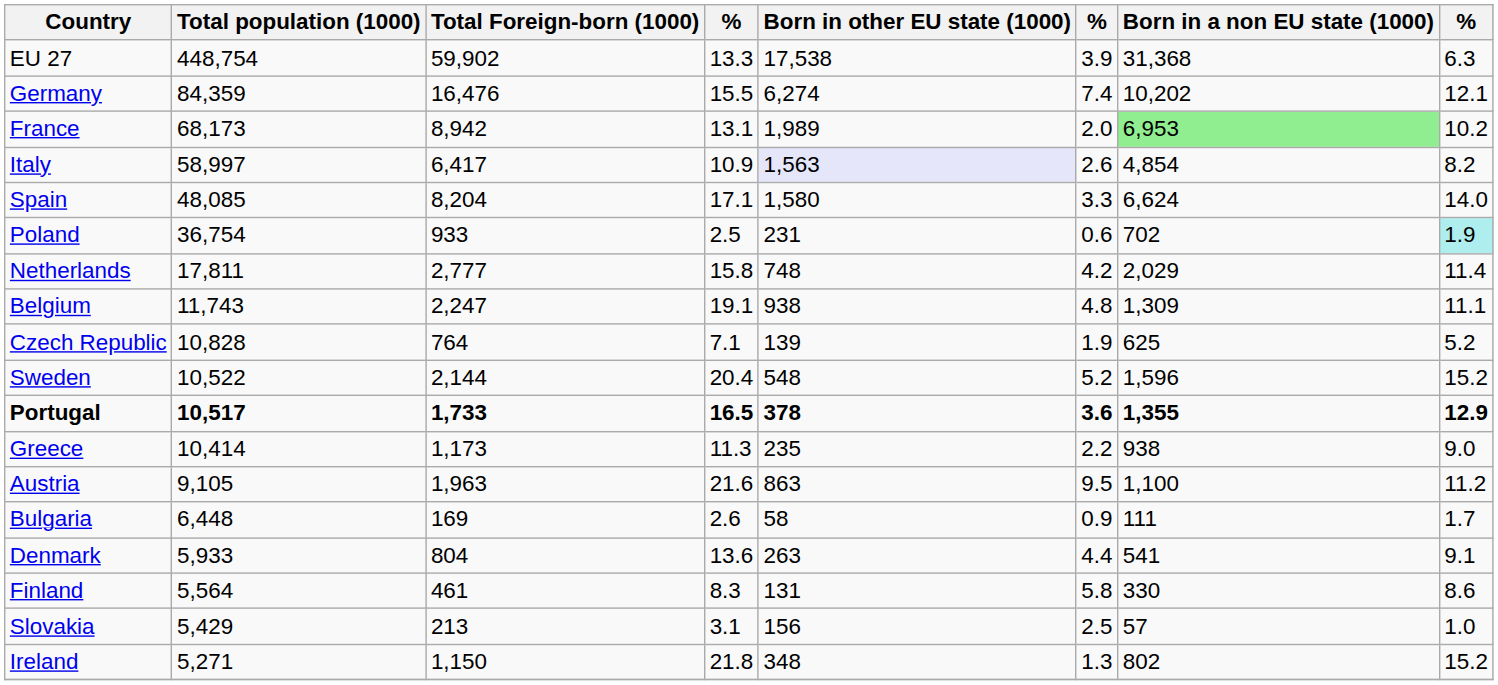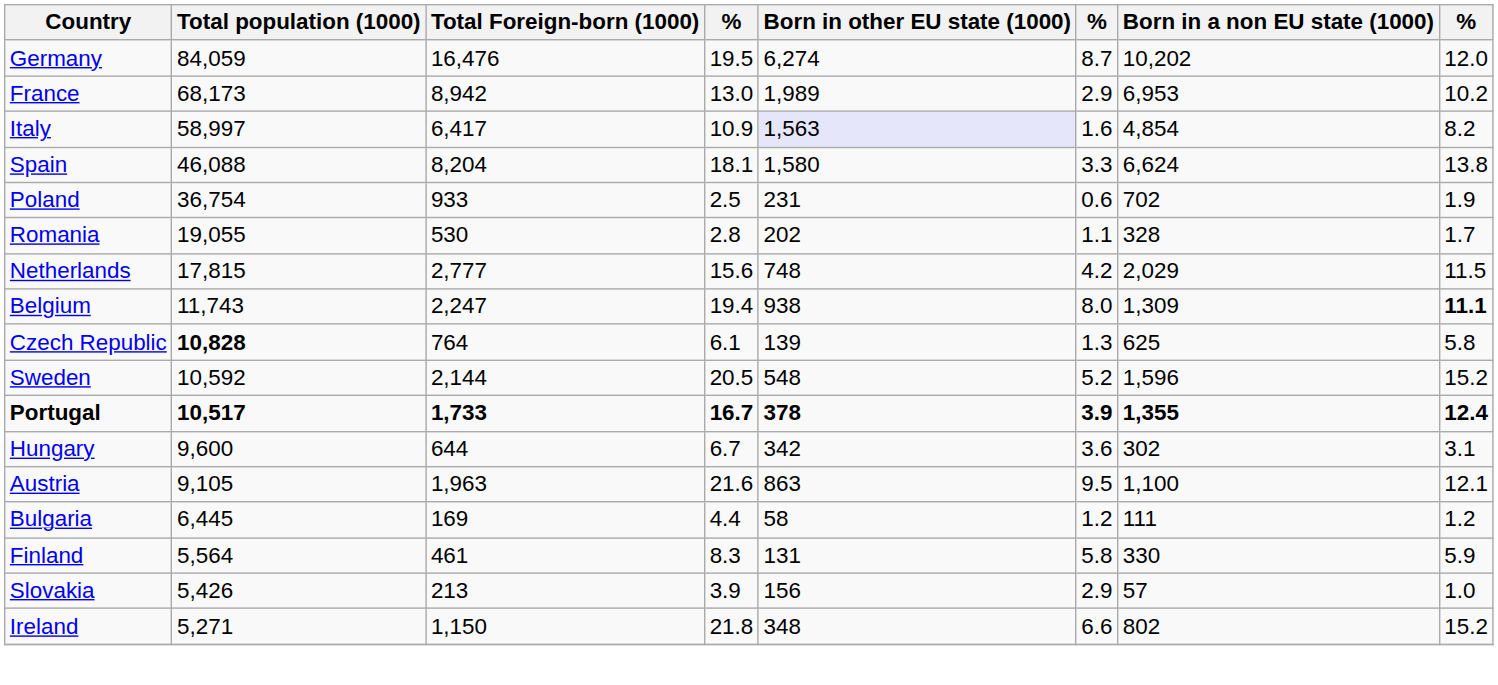- row: (41, 57)
(211, 93) 84,359 -> (211, 57) 84,059
(731, 93) 15.5 -> (731, 57) 19.5
(1097, 93) 7.4 -> (1097, 57) 8.7
(1466, 93) 12.1 -> (1466, 57) 12.0
(731, 128) 13.1 -> (731, 93) 13.0
(1097, 128) 2.0 -> (1097, 93) 2.9
(1151, 128) lightgreen background -> (1151, 93) no background
(1097, 164) 2.6 -> (1097, 128) 1.6
(211, 199) 48,085 -> (211, 164) 46,088
(731, 199) 17.1 -> (731, 164) 18.1
(1466, 199) 14.0 -> (1466, 164) 13.8
(1460, 235) paleturquoise background -> (1460, 199) no background
+ row: (55, 235)
(210, 270) 17,811 -> (211, 270) 17,815
(731, 270) 15.8 -> (731, 270) 15.6
(1465, 270) 11.4 -> (1465, 270) 11.5
(731, 306) 19.1 -> (731, 306) 19.4
(1097, 306) 4.8 -> (1097, 306) 8.0
(1465, 306) normal -> (1466, 306) bold
(211, 341) normal -> (211, 341) bold
(725, 341) 7.1 -> (725, 341) 6.1
(1097, 341) 1.9 -> (1097, 341) 1.3
(1460, 341) 5.2 -> (1460, 341) 5.8
(211, 377) 10,522 -> (211, 377) 10,592
(731, 377) 20.4 -> (731, 377) 20.5
(731, 413) 16.5 -> (731, 413) 16.7
(1097, 413) 3.6 -> (1097, 413) 3.9
(1466, 413) 12.9 -> (1466, 413) 12.4
- row: (47, 448)
+ row: (52, 448)
(1465, 484) 11.2 -> (1466, 484) 12.1
(205, 519) 6,448 -> (205, 519) 6,445
(725, 519) 2.6 -> (725, 519) 4.4
(1097, 519) 0.9 -> (1097, 519) 1.2
(1460, 519) 1.7 -> (1460, 519) 1.2
- row: (55, 555)
(1460, 590) 8.6 -> (1460, 555) 5.9
(205, 626) 5,429 -> (205, 590) 5,426
(725, 626) 3.1 -> (725, 590) 3.9
(1097, 626) 2.5 -> (1097, 590) 2.9
(1097, 661) 1.3 -> (1097, 626) 6.6
